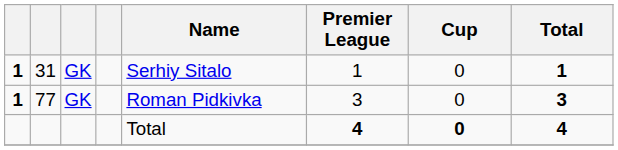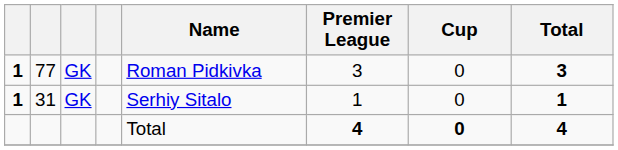rows swapped: (18, 99) <-> (18, 70)
